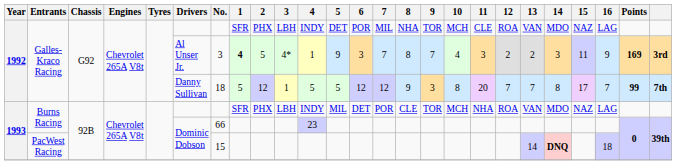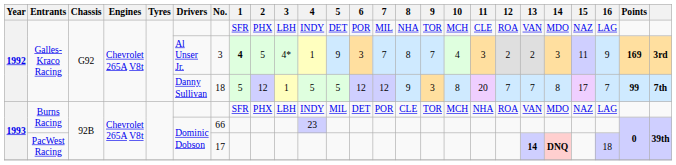(220, 147) 15 -> (220, 147) 17
(532, 147) normal -> (532, 147) bold
